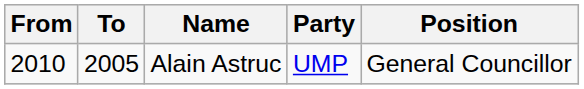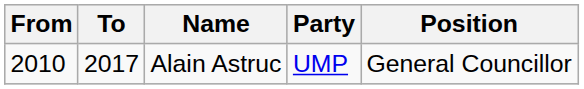(112, 63) 2005 -> (112, 63) 2017
